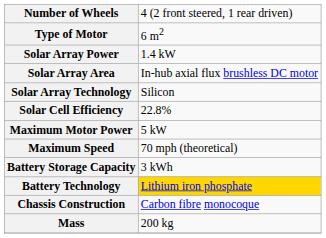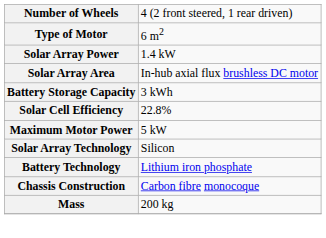rows swapped: (71, 92) <-> (71, 167)
- row: (71, 148)
(196, 186) gold background -> (196, 167) no background
